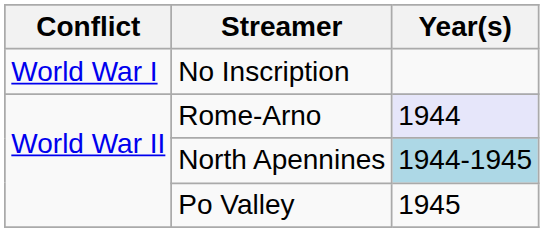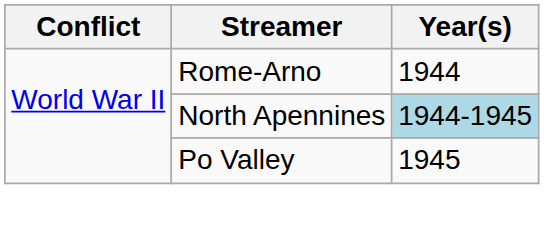- row: (264, 71)
(429, 115) lavender background -> (429, 71) no background
